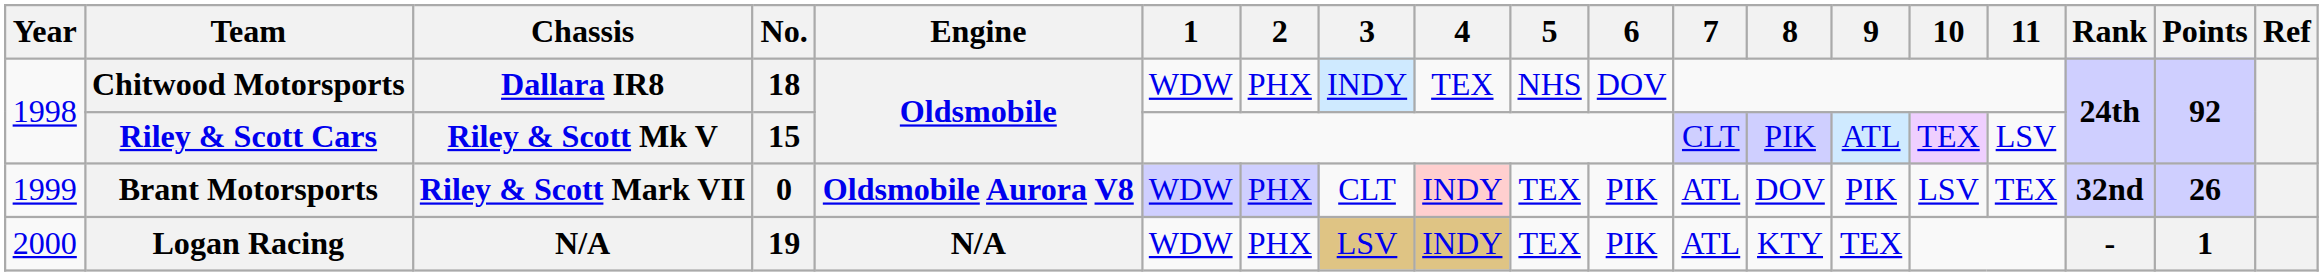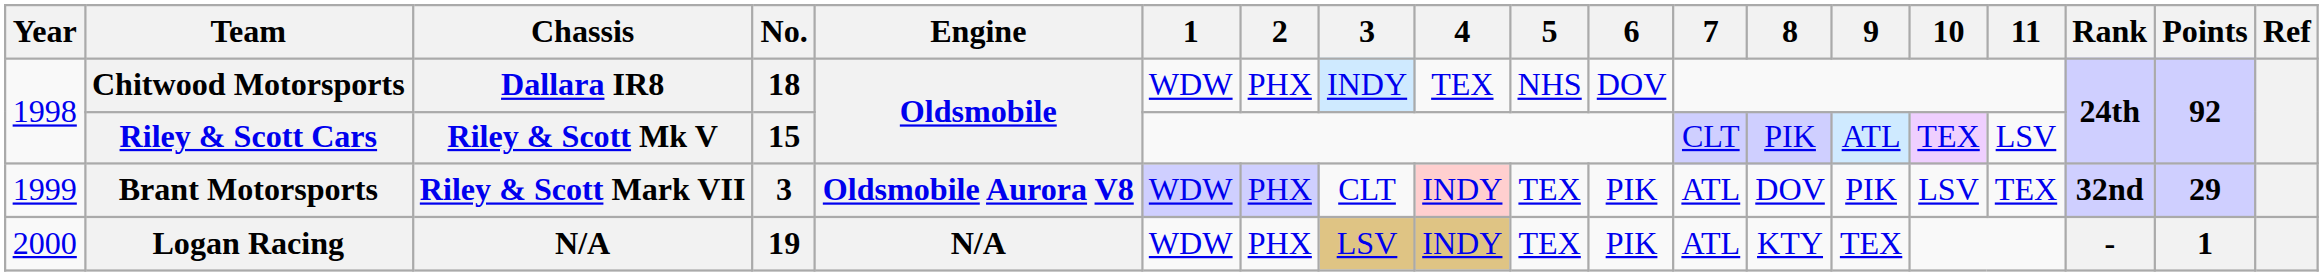(784, 190) 0 -> (784, 190) 3
(2205, 190) 26 -> (2205, 190) 29
